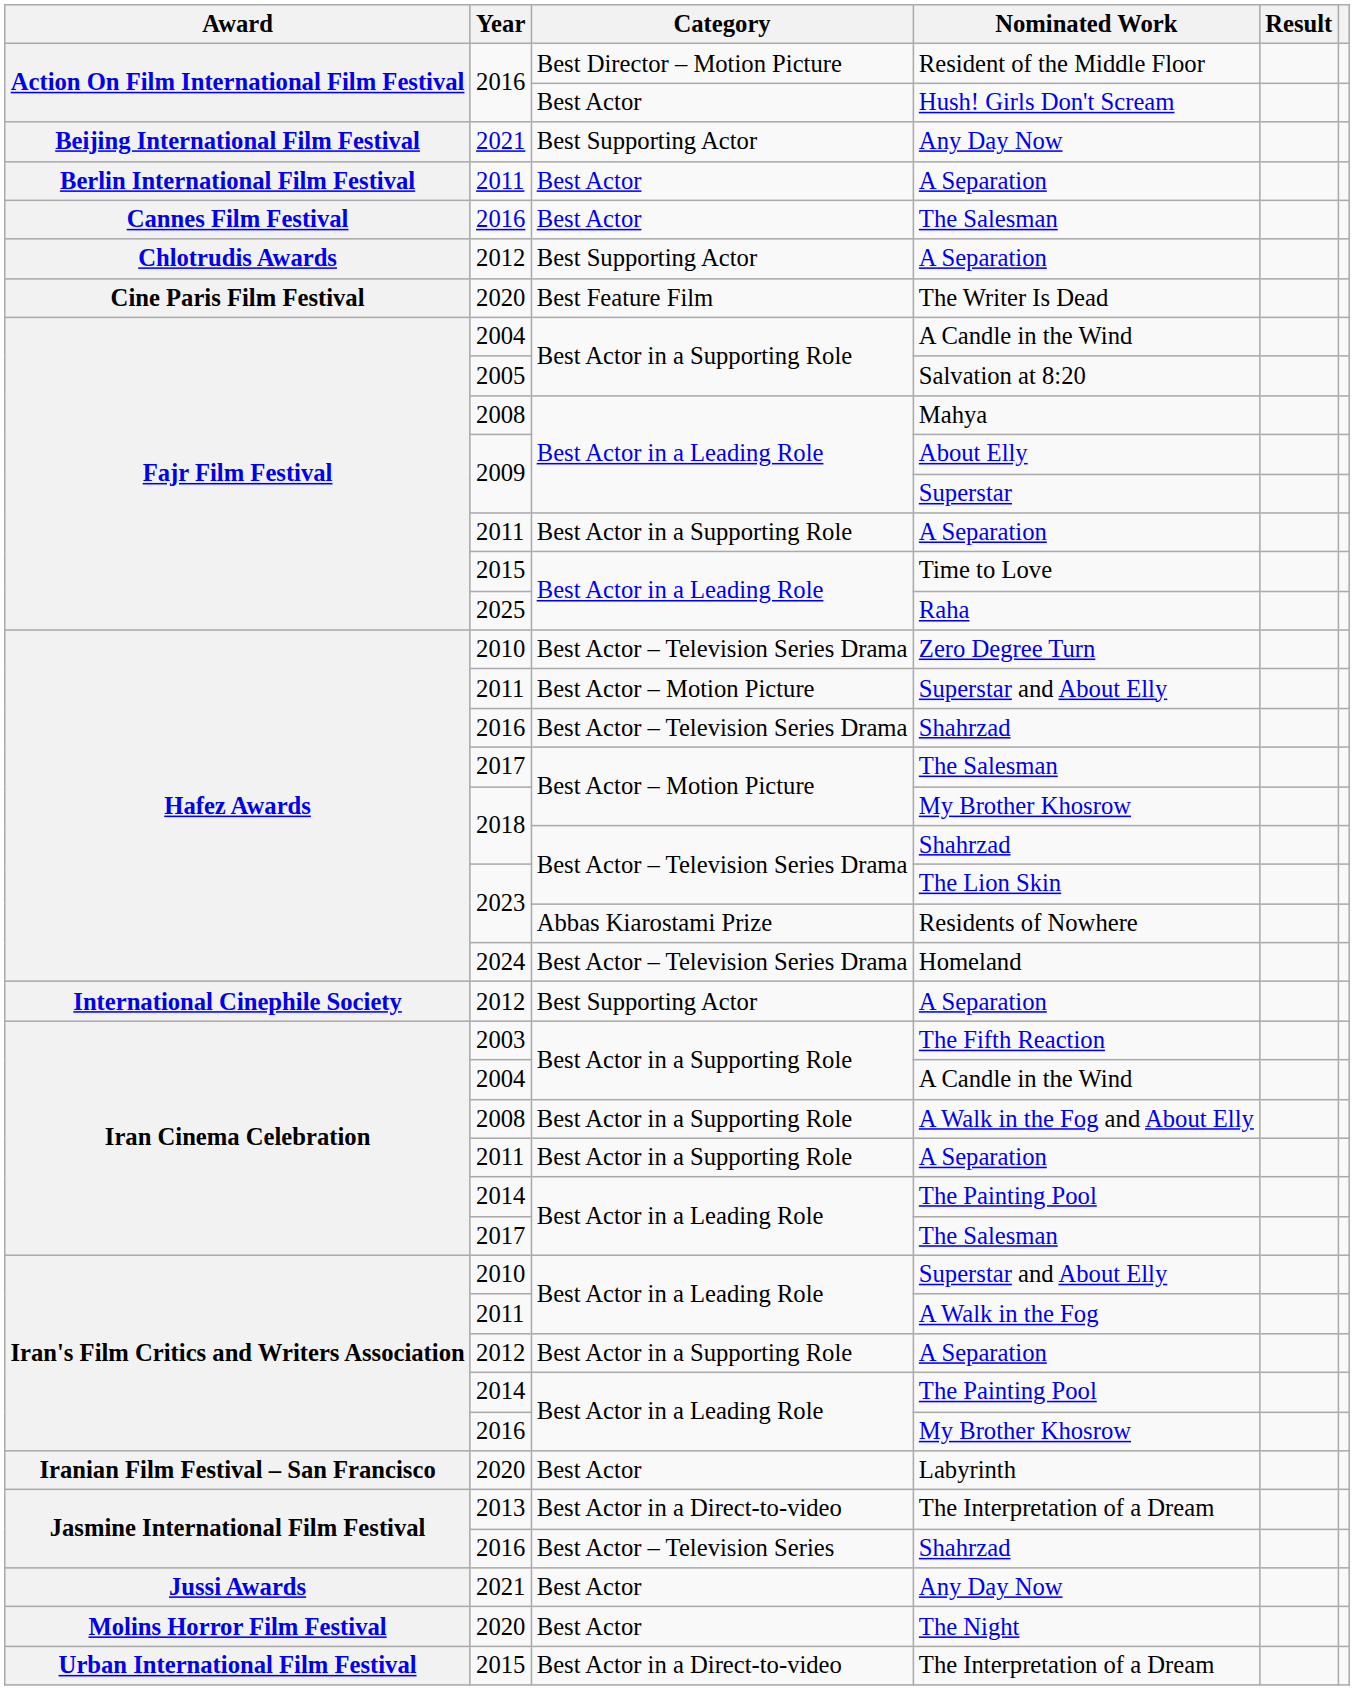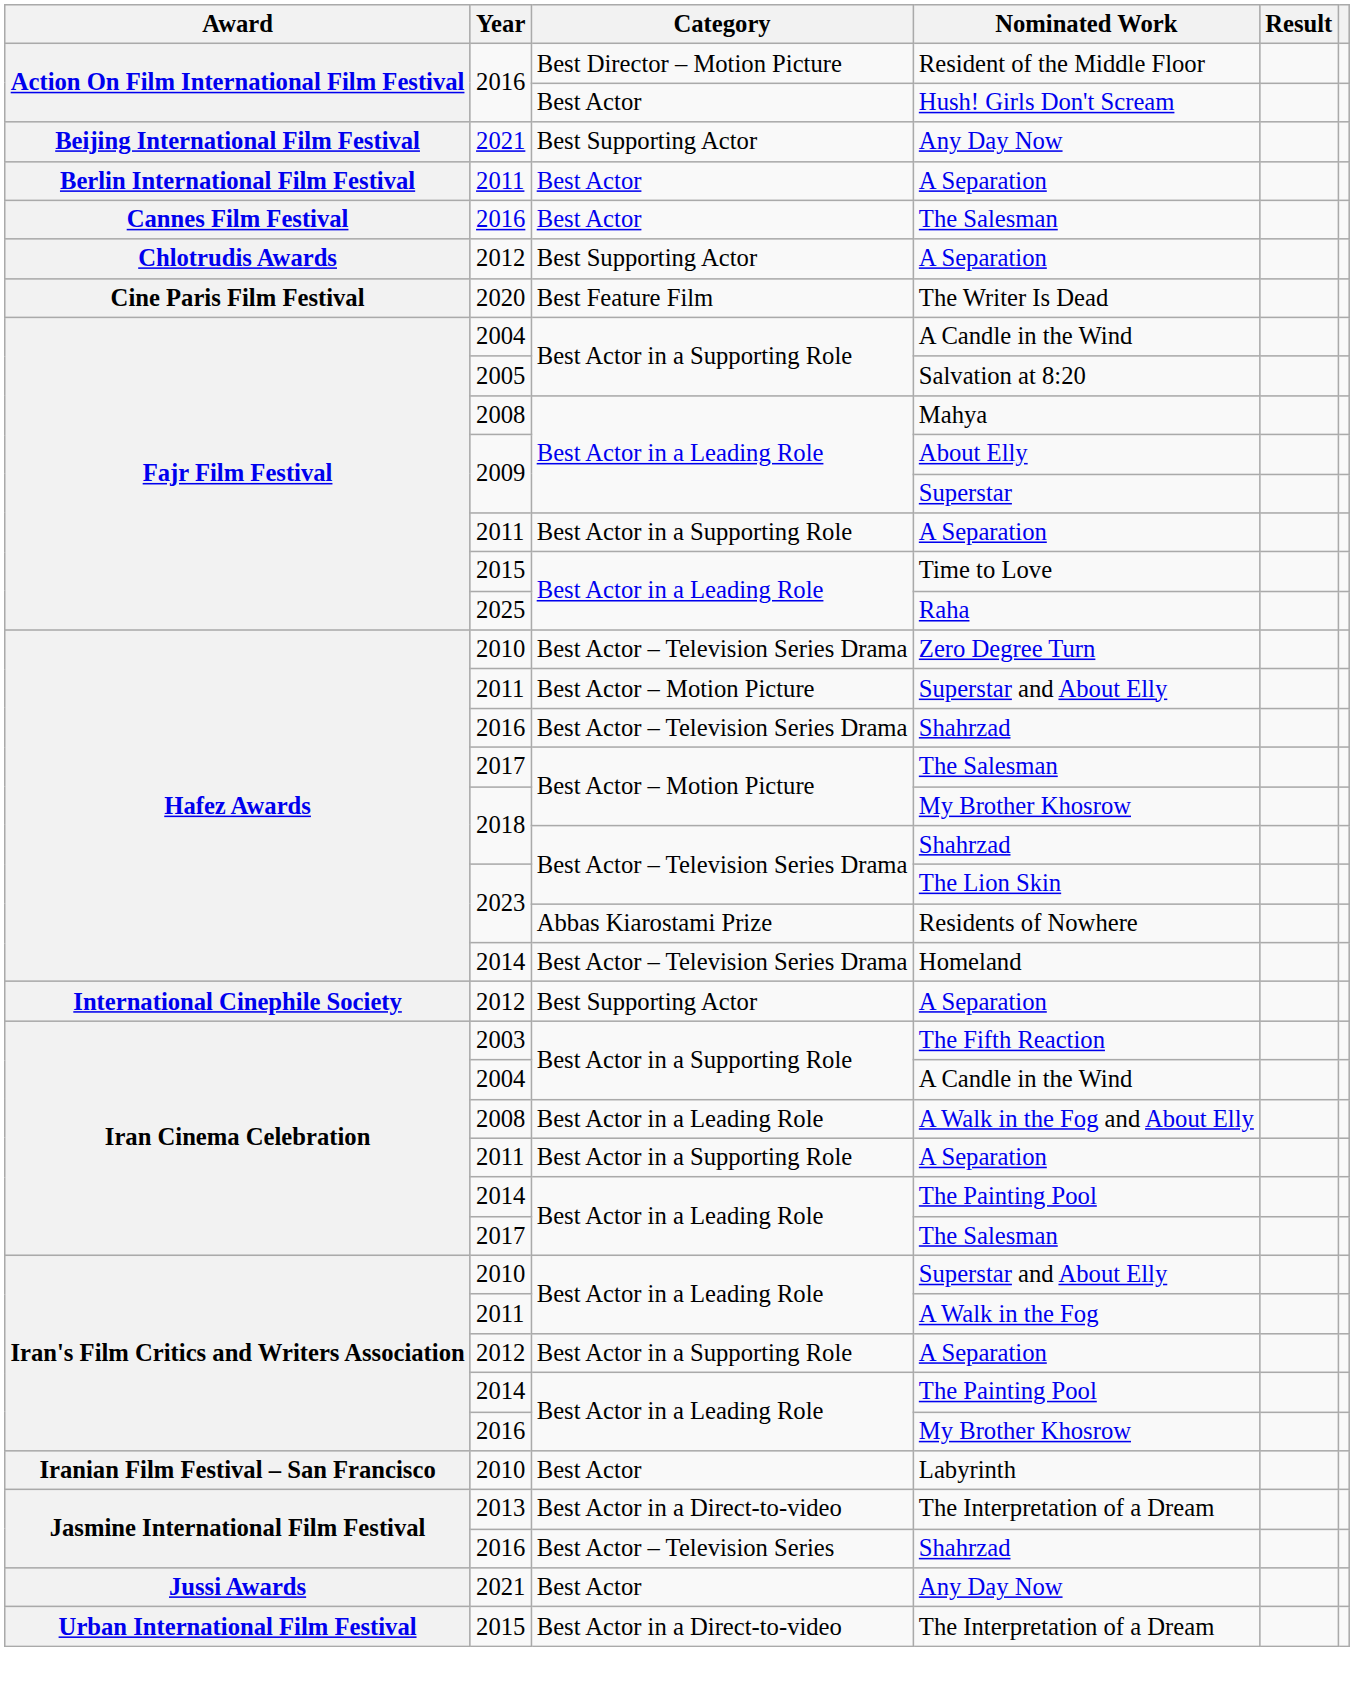(501, 961) 2024 -> (501, 961) 2014
(694, 1118) Best Actor in a Supporting Role -> (680, 1118) Best Actor in a Leading Role
(501, 1469) 2020 -> (501, 1469) 2010
- row: (238, 1626)
